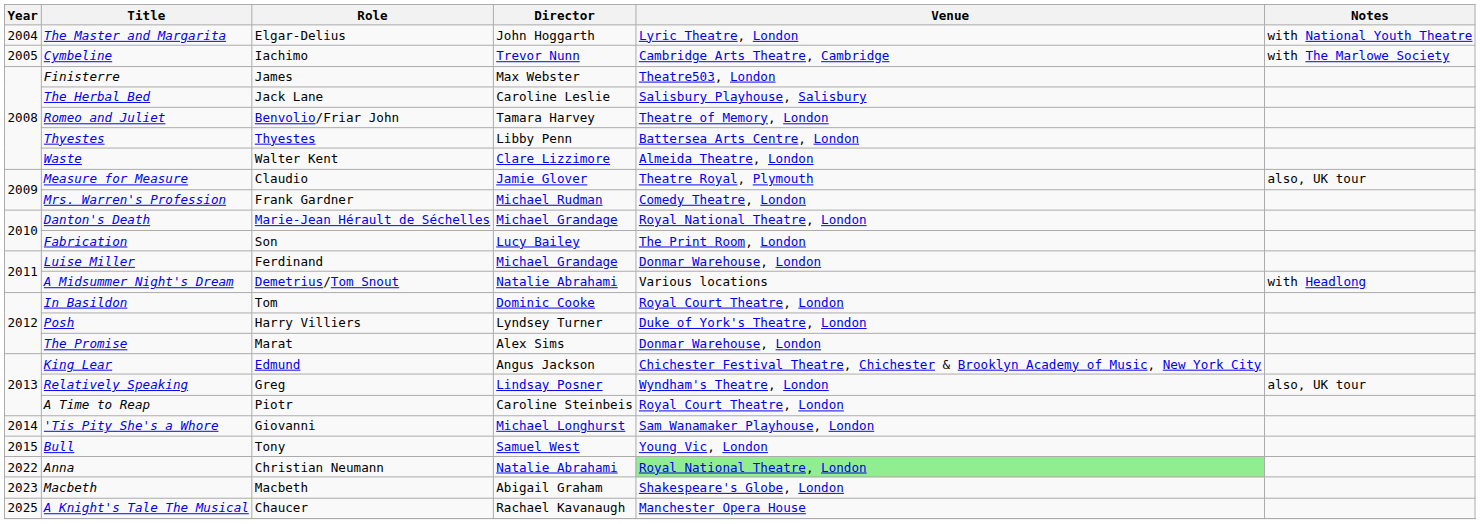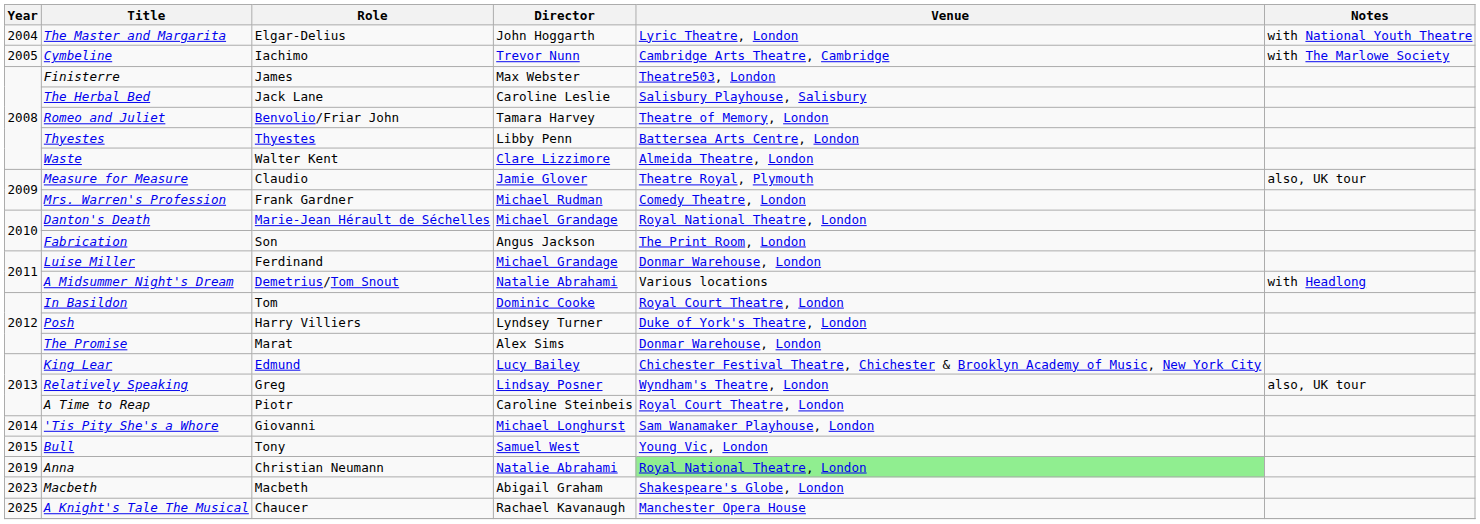(538, 241) Lucy Bailey -> (546, 241) Angus Jackson
(546, 364) Angus Jackson -> (538, 364) Lucy Bailey
(23, 467) 2022 -> (23, 467) 2019
